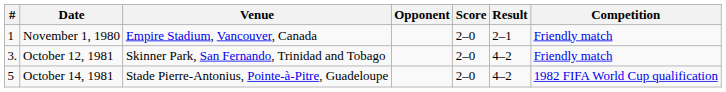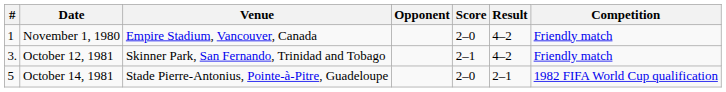(502, 35) 2–1 -> (502, 35) 4–2
(465, 55) 2–0 -> (465, 55) 2–1
(502, 76) 4–2 -> (502, 76) 2–1
